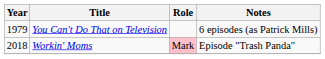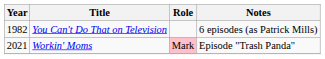(17, 29) 1979 -> (17, 29) 1982
(17, 45) 2018 -> (17, 45) 2021
